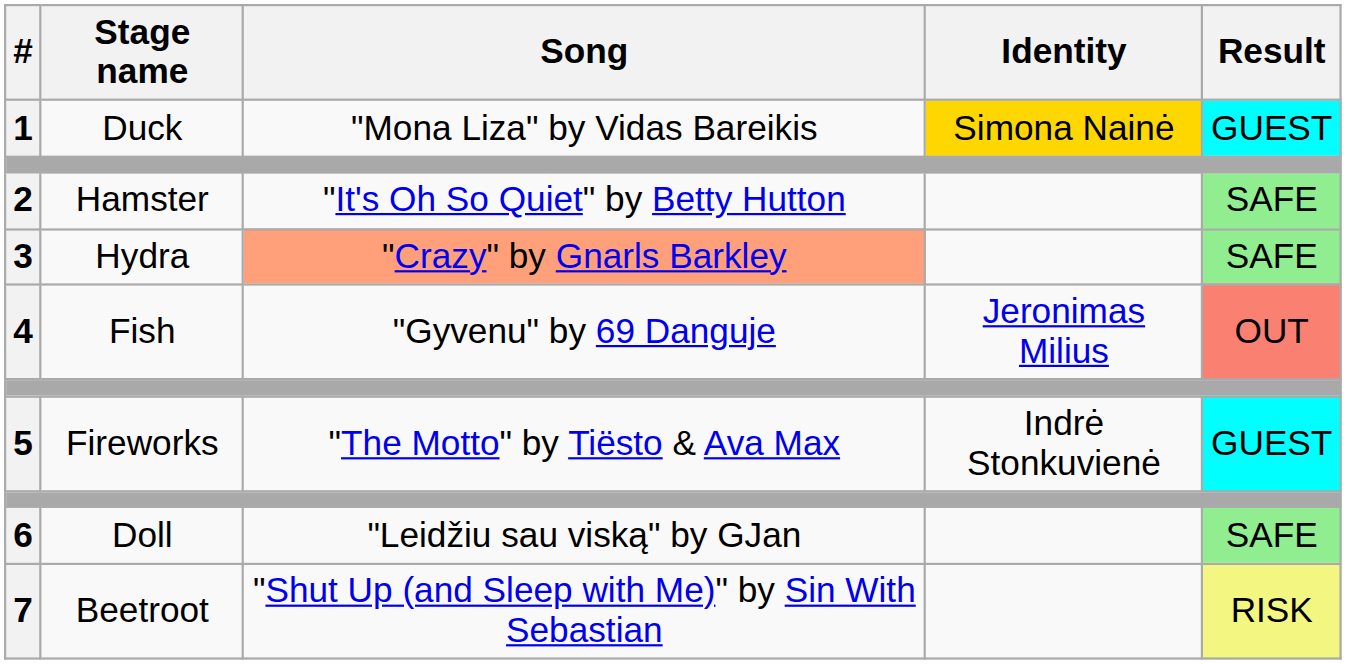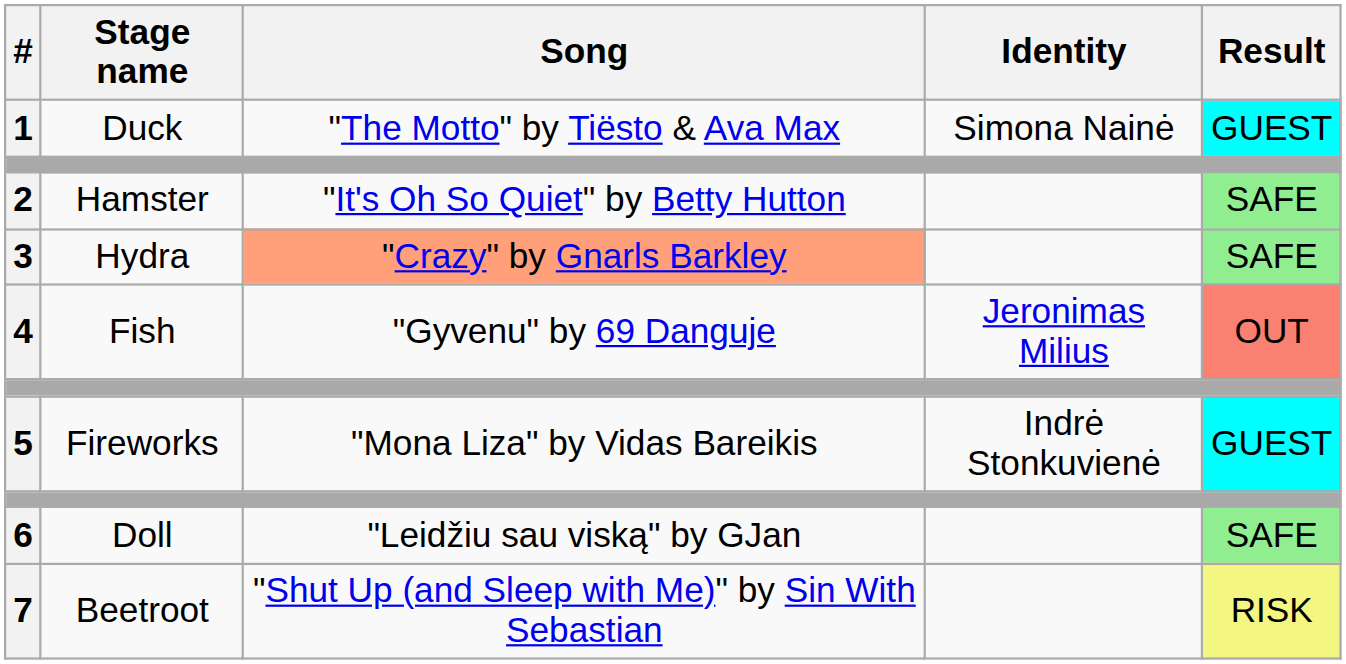(584, 127) "Mona Liza" by Vidas Bareikis -> (584, 127) "The Motto" by Tiësto & Ava Max
(1064, 127) gold background -> (1064, 127) no background
(584, 442) "The Motto" by Tiësto & Ava Max -> (584, 442) "Mona Liza" by Vidas Bareikis
